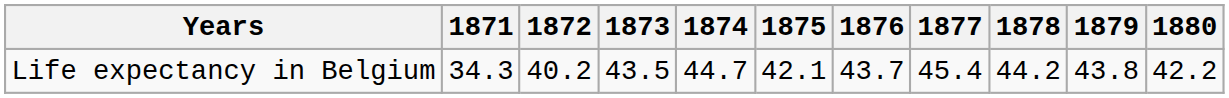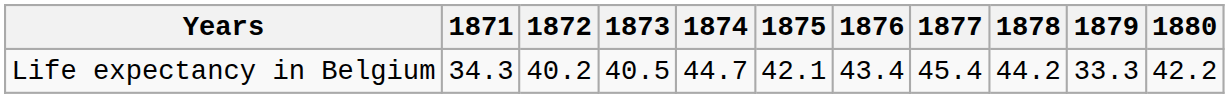(637, 71) 43.5 -> (637, 71) 40.5
(872, 71) 43.7 -> (872, 71) 43.4
(1106, 71) 43.8 -> (1106, 71) 33.3
